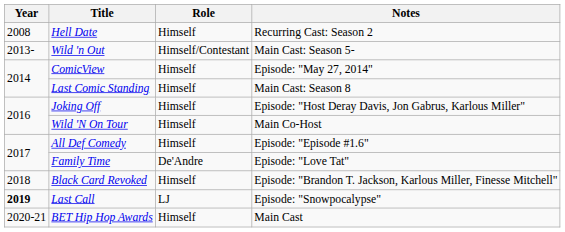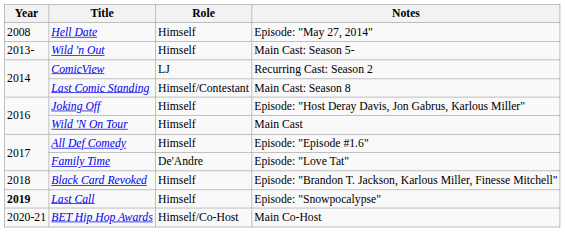(314, 32) Recurring Cast: Season 2 -> (314, 32) Episode: "May 27, 2014"
(204, 50) Himself/Contestant -> (177, 50) Himself
(177, 69) Himself -> (164, 69) LJ
(314, 69) Episode: "May 27, 2014" -> (314, 69) Recurring Cast: Season 2
(177, 87) Himself -> (204, 87) Himself/Contestant
(288, 124) Main Co-Host -> (279, 124) Main Cast
(164, 198) LJ -> (177, 198) Himself
(177, 217) Himself -> (198, 217) Himself/Co-Host
(279, 217) Main Cast -> (288, 217) Main Co-Host
